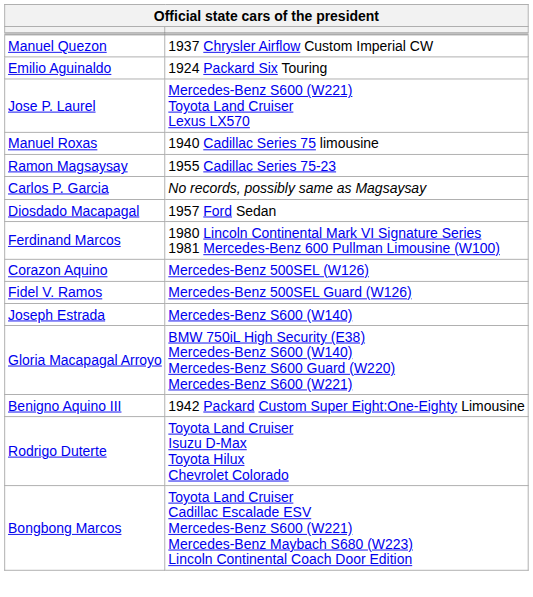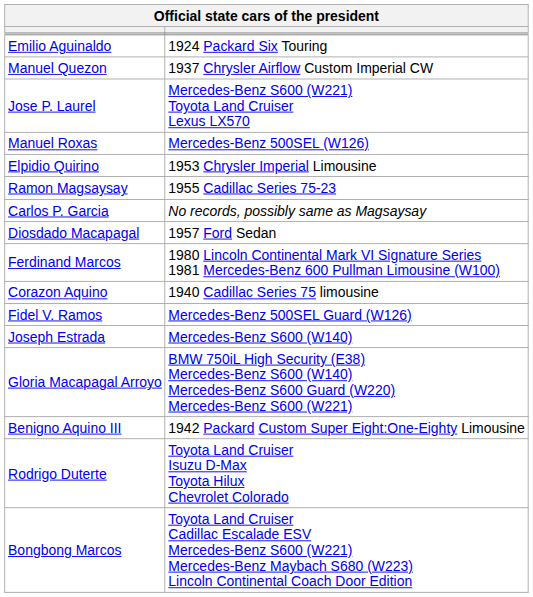rows swapped: (60, 68) <-> (57, 46)
(274, 144) 1940 Cadillac Series 75 limousine -> (269, 144) Mercedes-Benz 500SEL (W126)
+ row: (53, 166)
(269, 270) Mercedes-Benz 500SEL (W126) -> (274, 292) 1940 Cadillac Series 75 limousine
